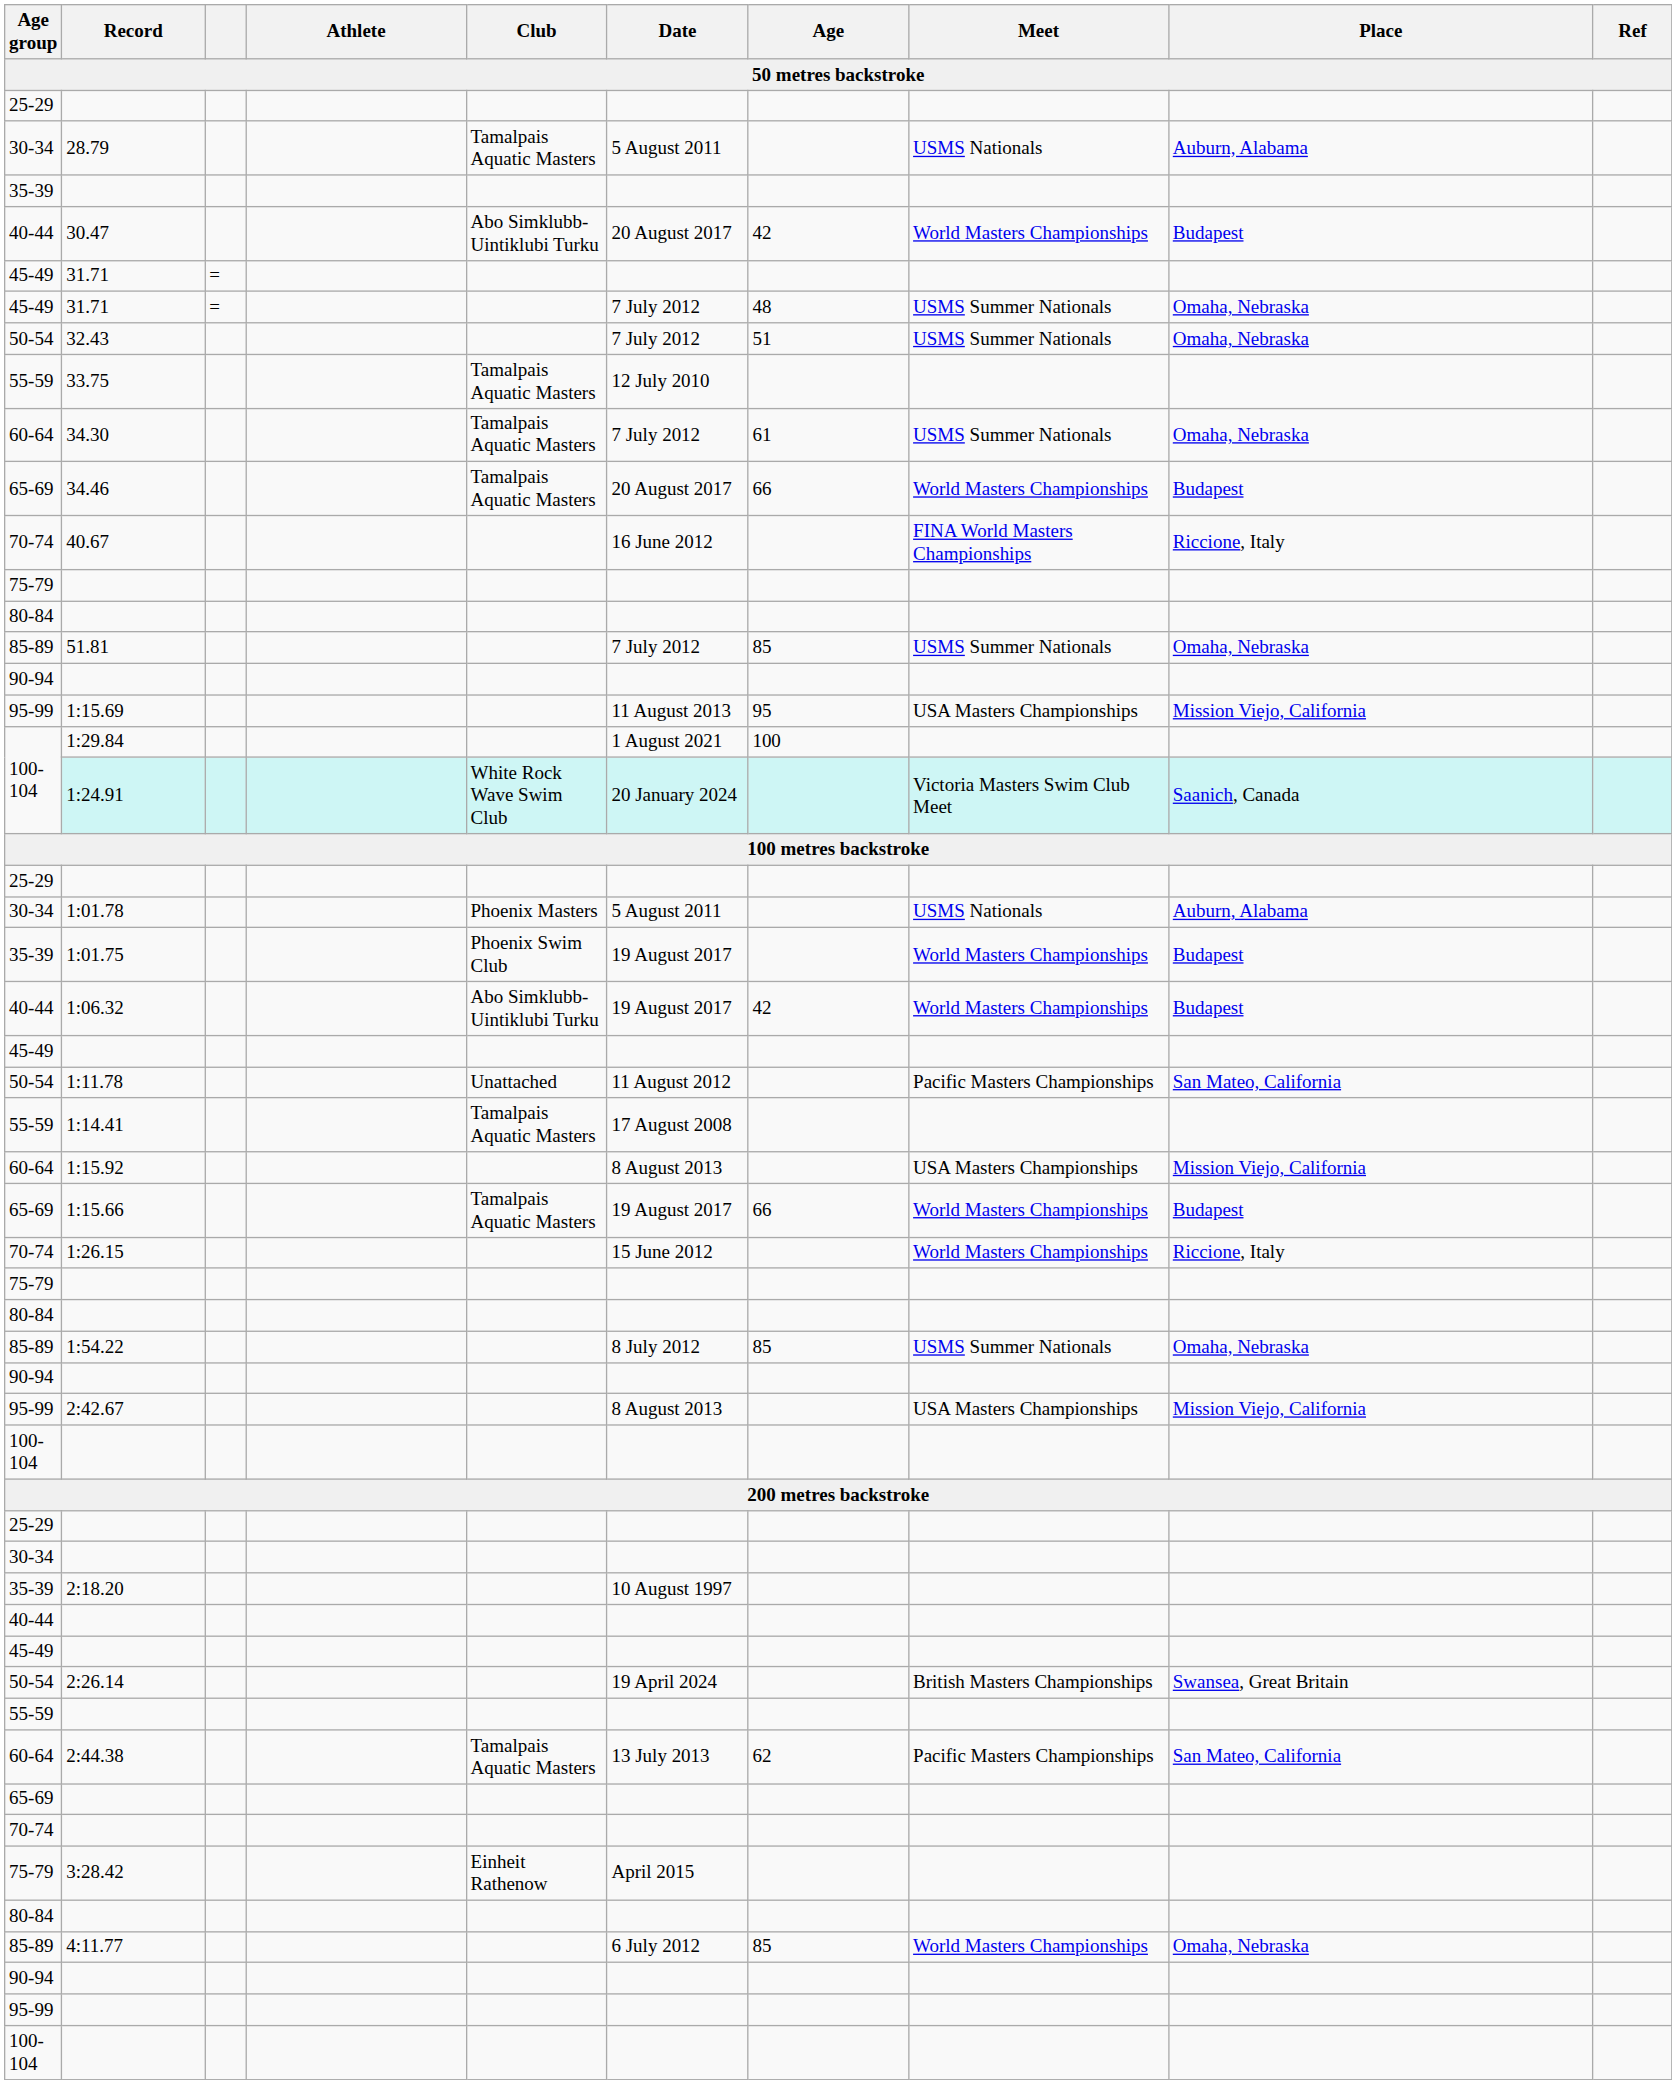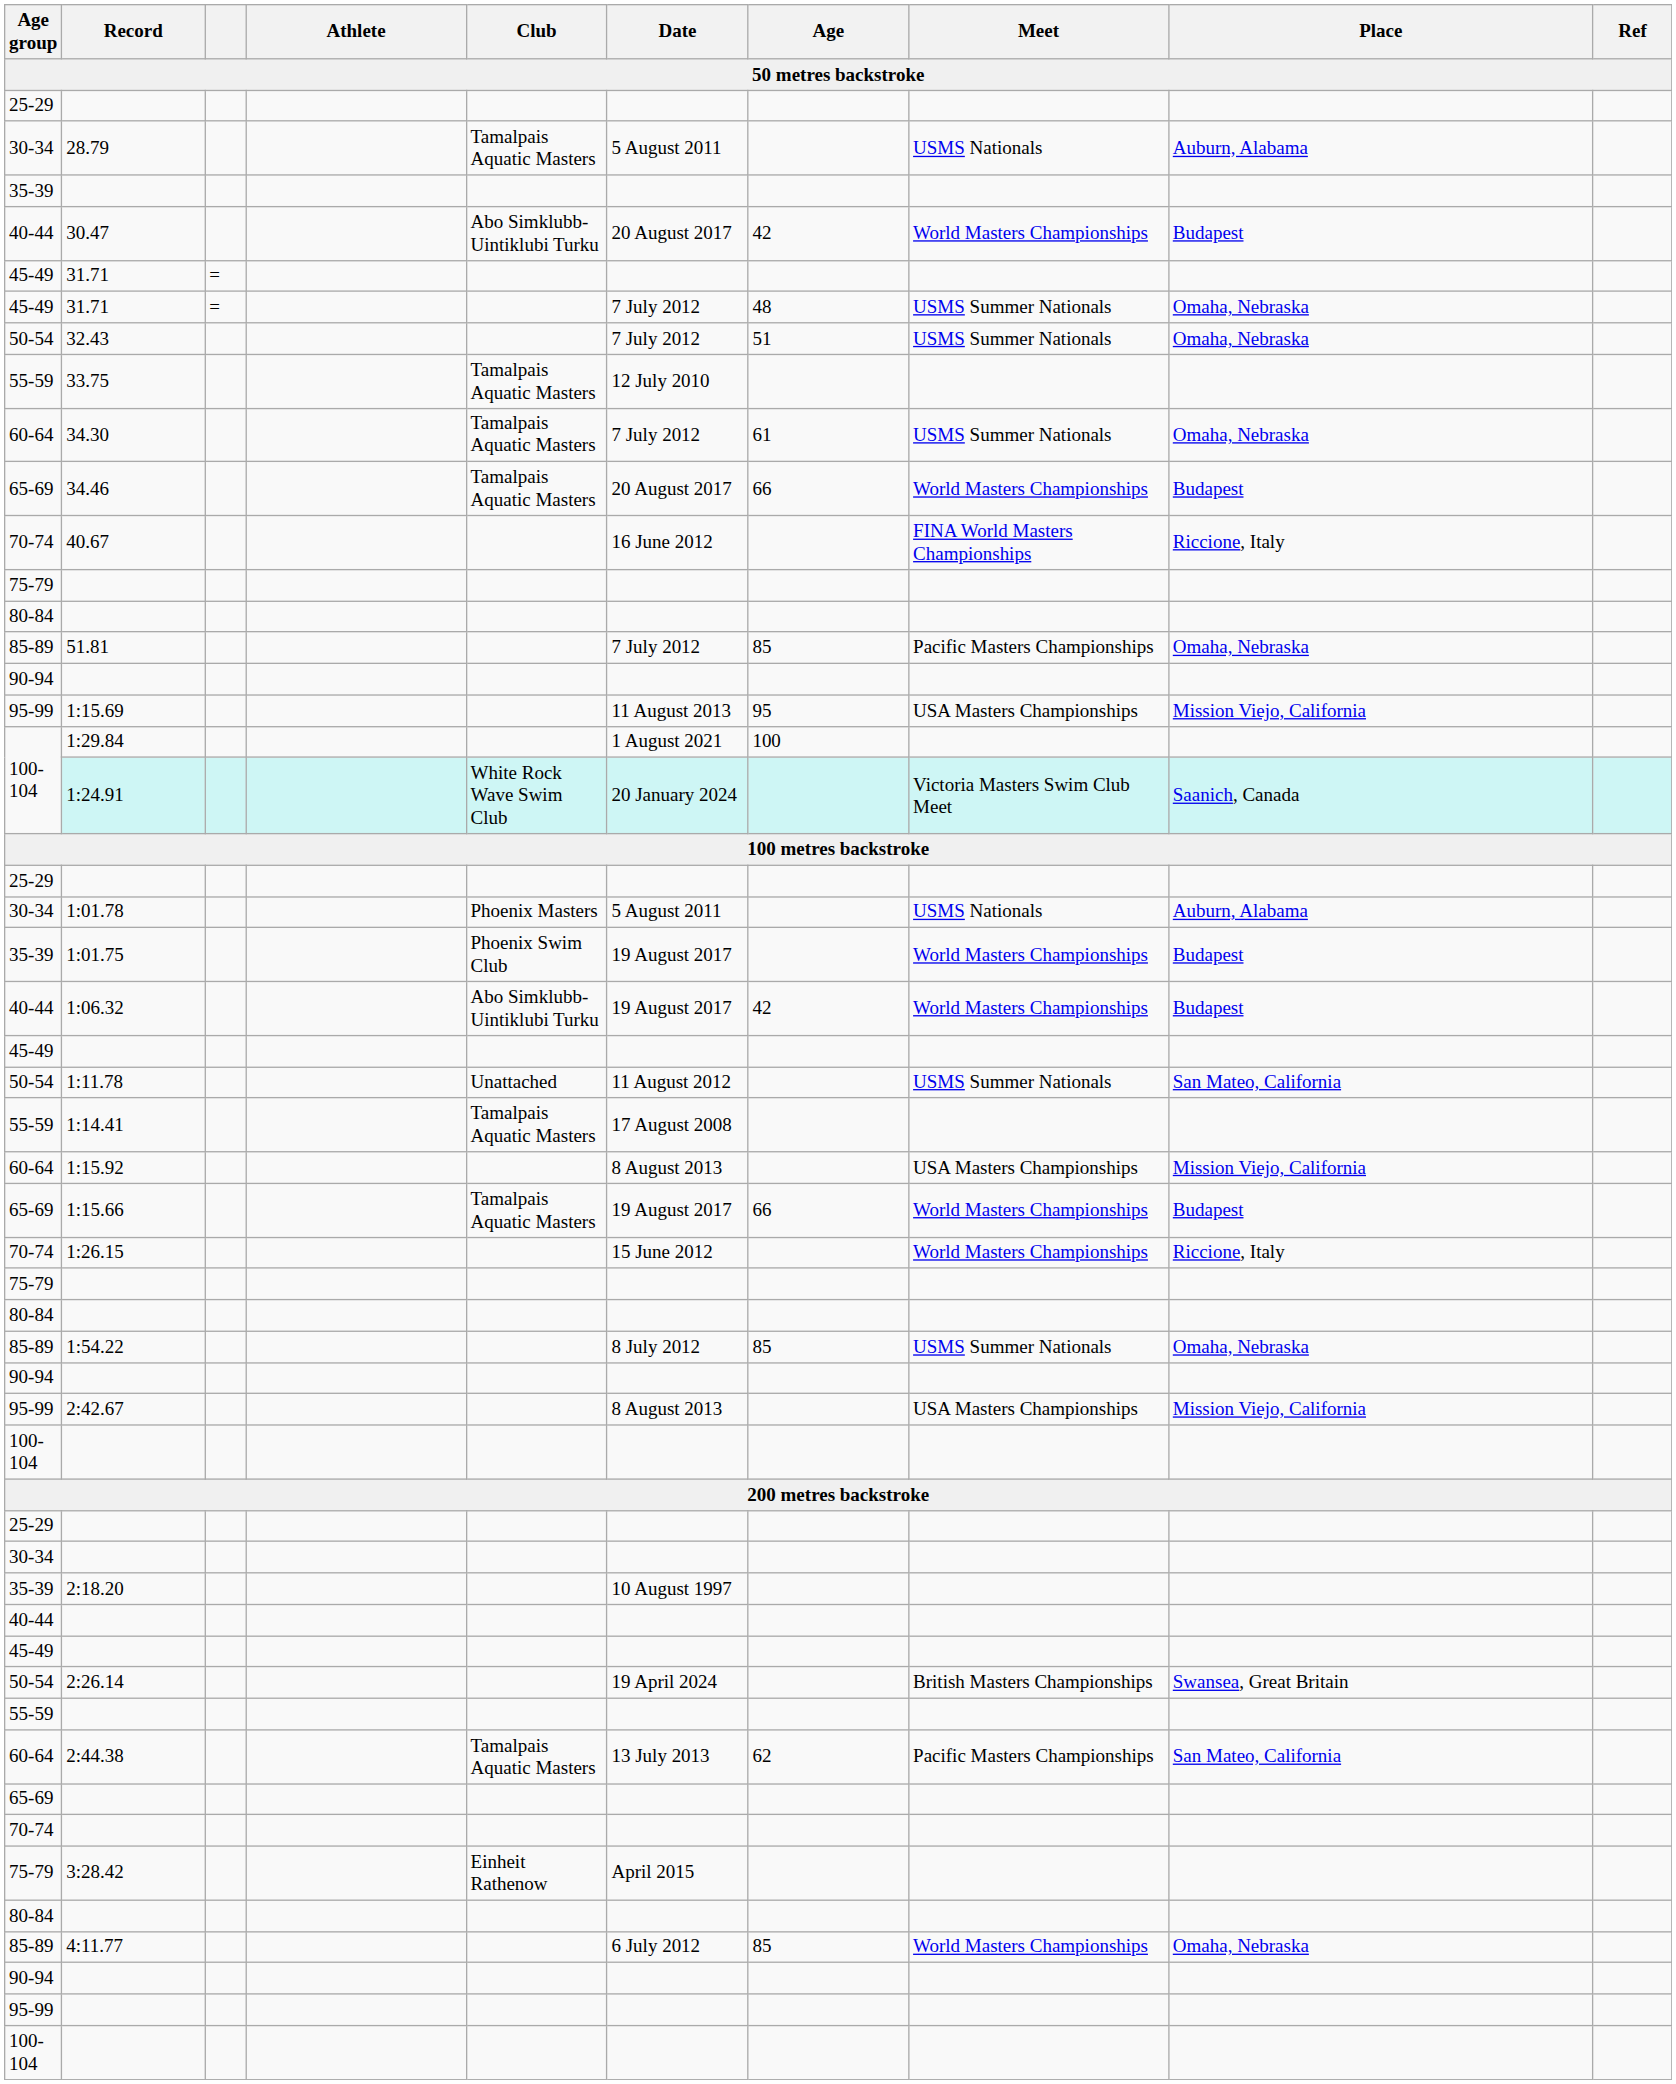(1012, 647) USMS Summer Nationals -> (1033, 647) Pacific Masters Championships
(1033, 1082) Pacific Masters Championships -> (1012, 1082) USMS Summer Nationals
